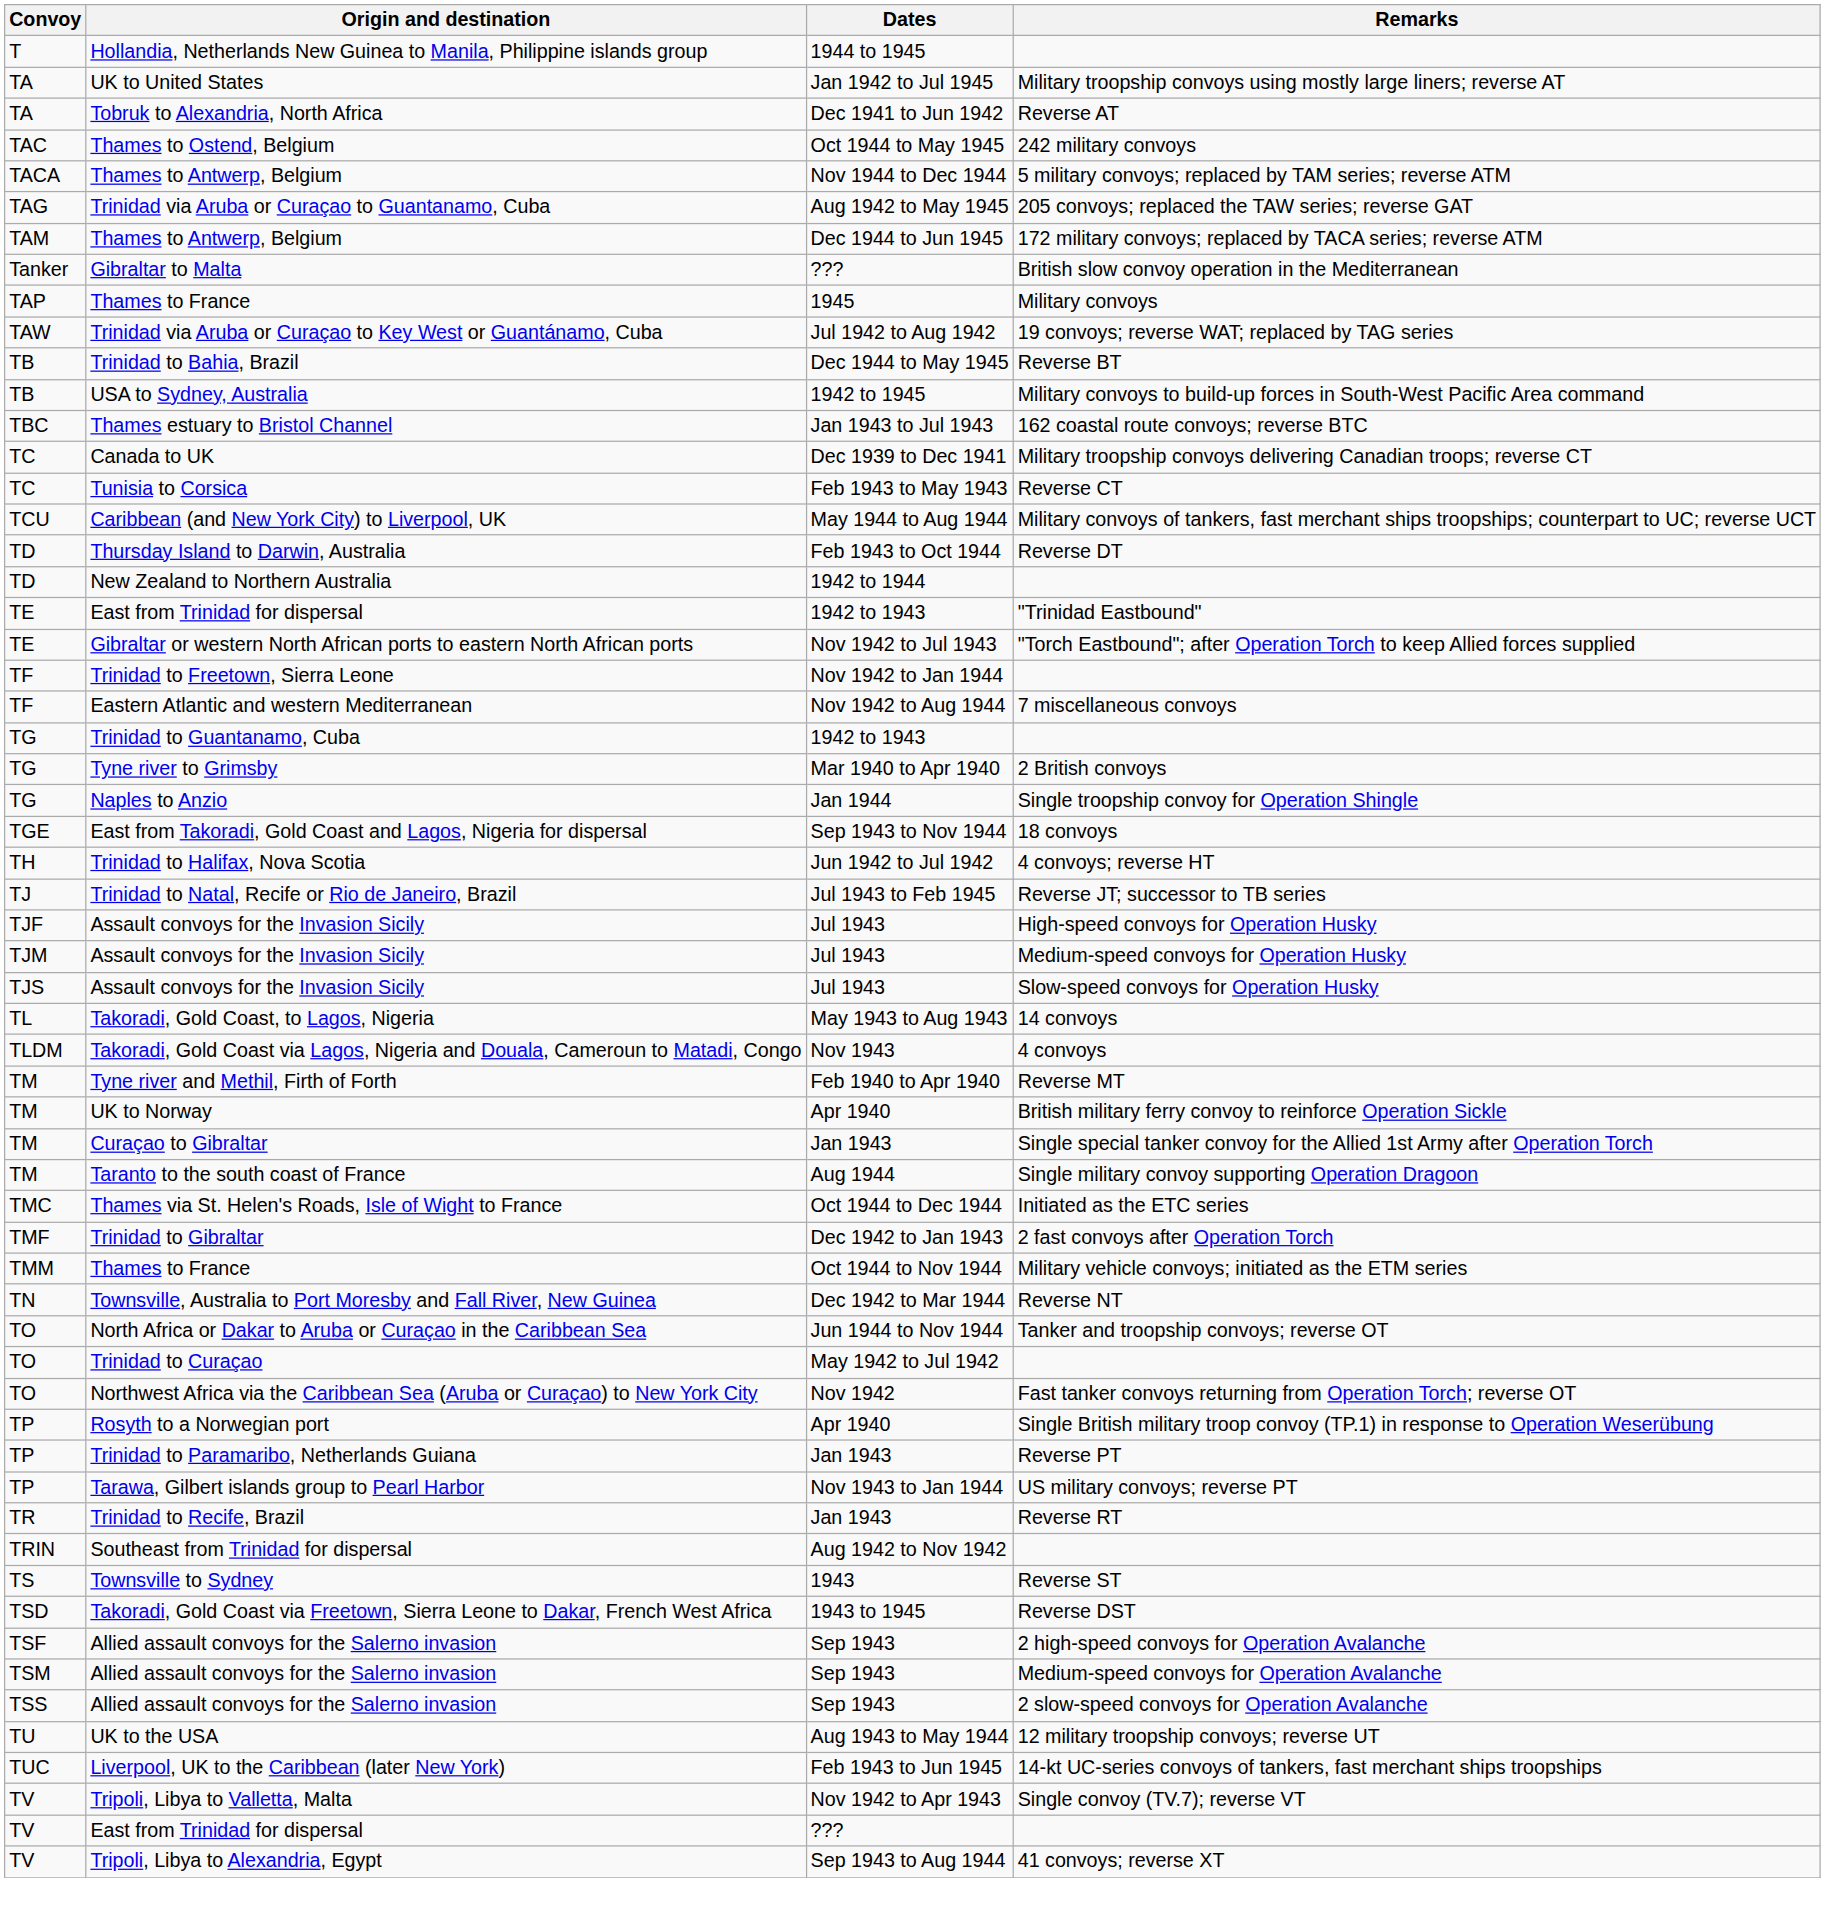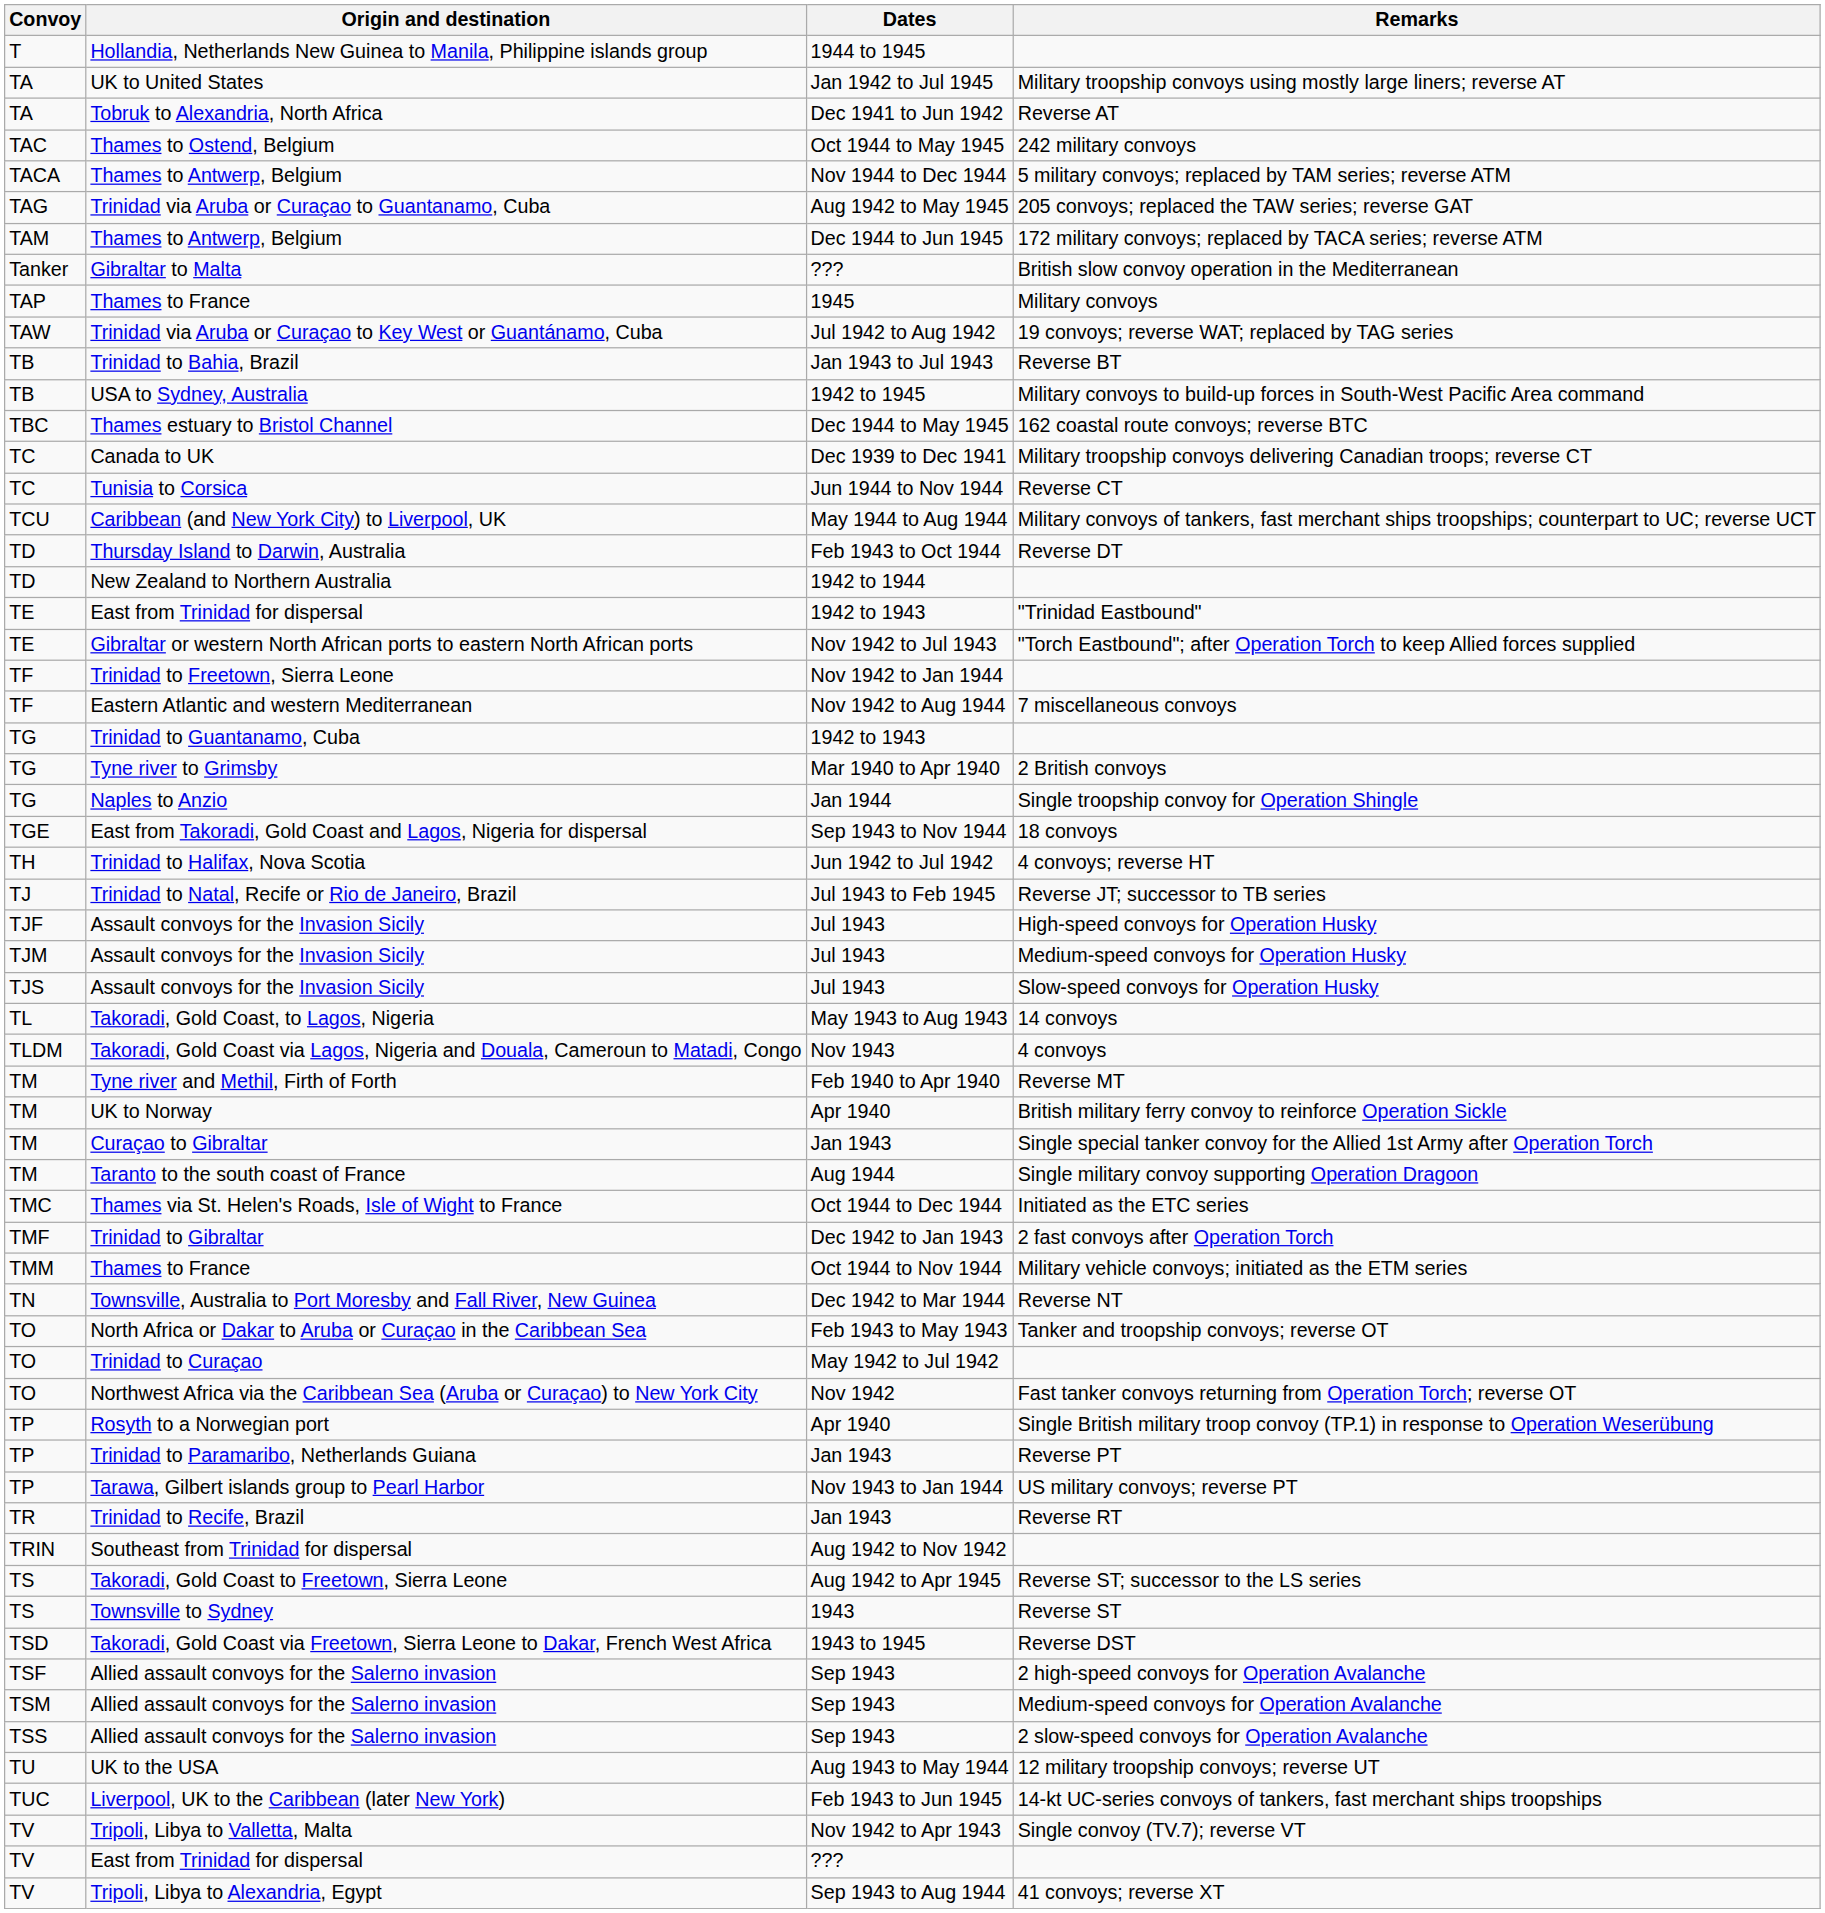(910, 363) Dec 1944 to May 1945 -> (902, 363) Jan 1943 to Jul 1943
(902, 425) Jan 1943 to Jul 1943 -> (910, 425) Dec 1944 to May 1945
(909, 488) Feb 1943 to May 1943 -> (907, 488) Jun 1944 to Nov 1944
(907, 1330) Jun 1944 to Nov 1944 -> (909, 1330) Feb 1943 to May 1943
+ row: (299, 1580)
